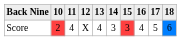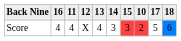columns swapped: (58, 12) <-> (141, 12)
